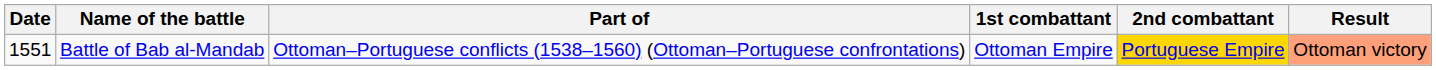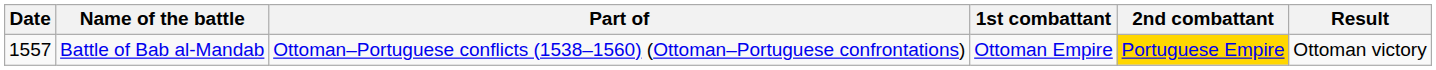(30, 49) 1551 -> (30, 49) 1557
(1360, 49) lightsalmon background -> (1360, 49) no background
